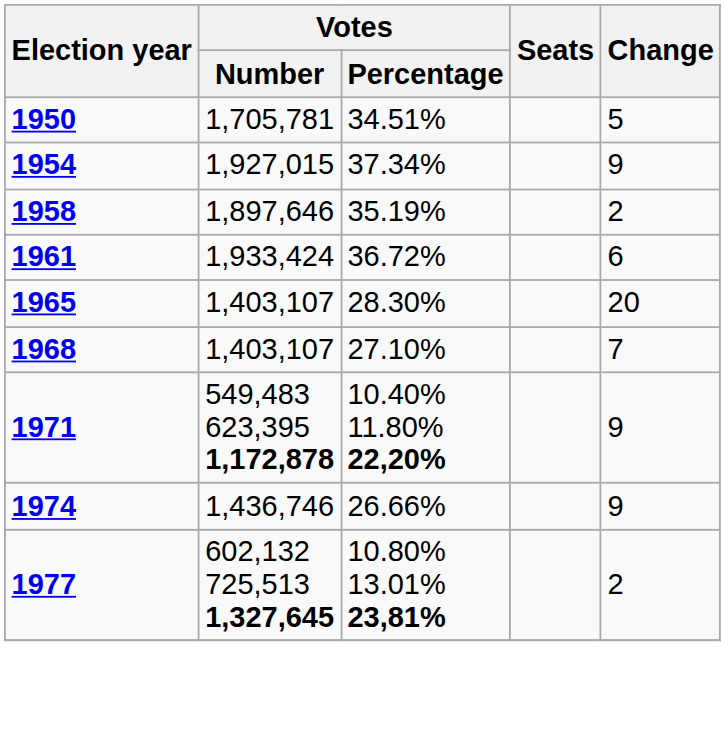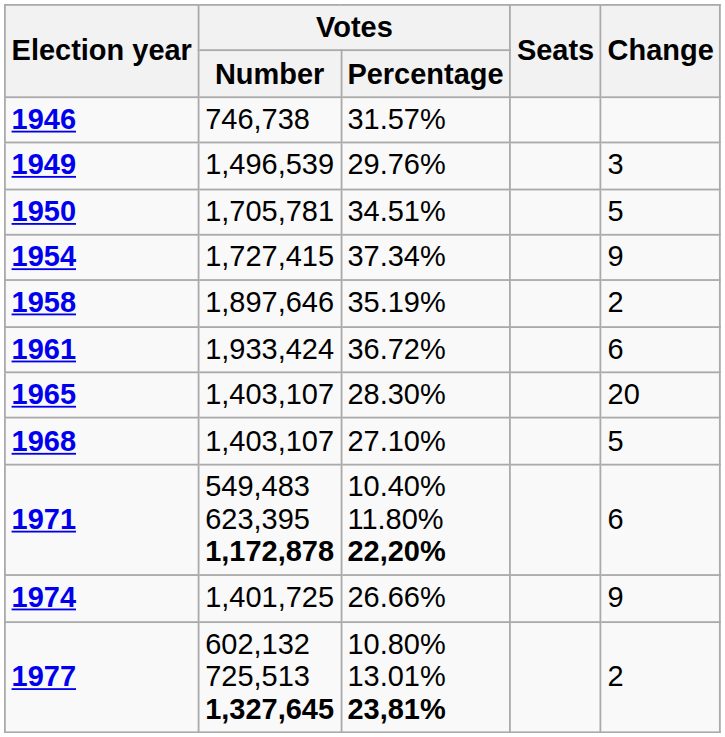+ row: (44, 119)
+ row: (44, 165)
(270, 165) 1,927,015 -> (270, 257) 1,727,415
(616, 348) 7 -> (616, 440) 5
(616, 427) 9 -> (616, 519) 6
(270, 505) 1,436,746 -> (270, 597) 1,401,725
